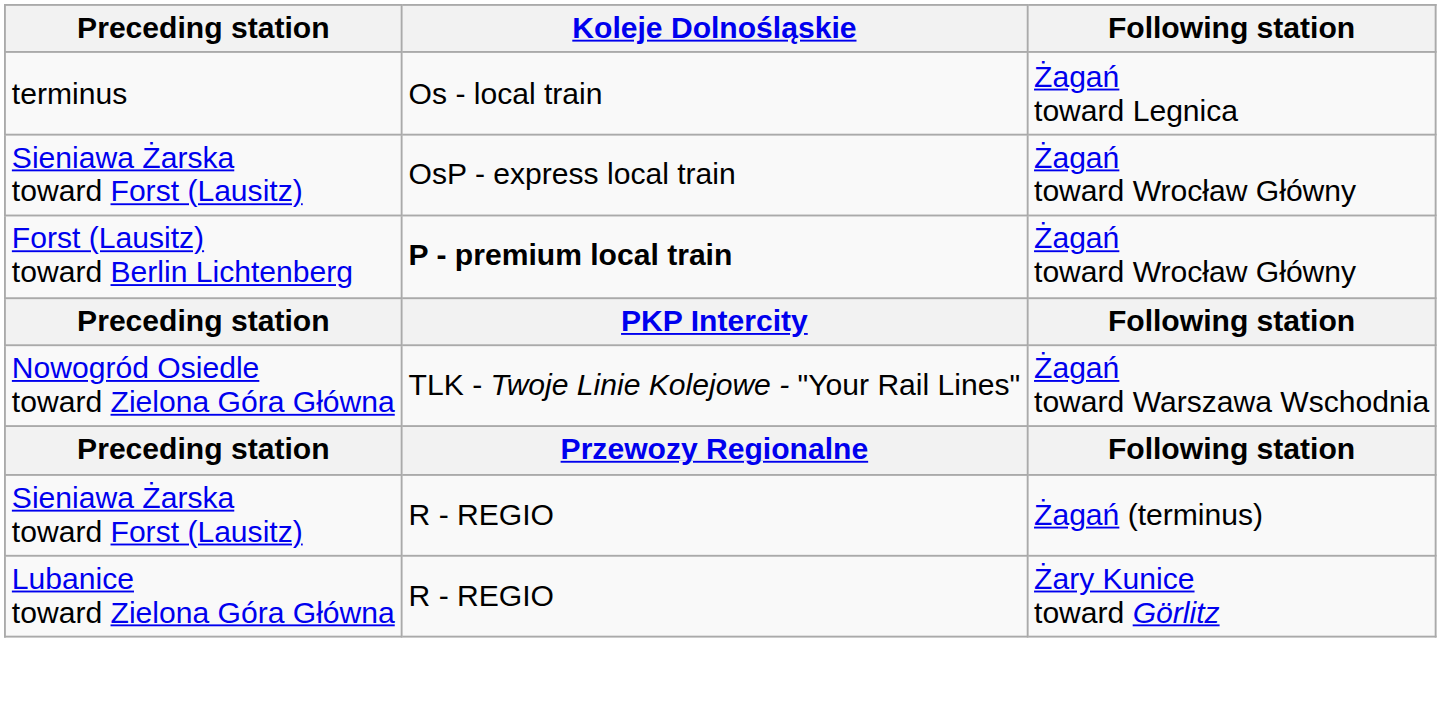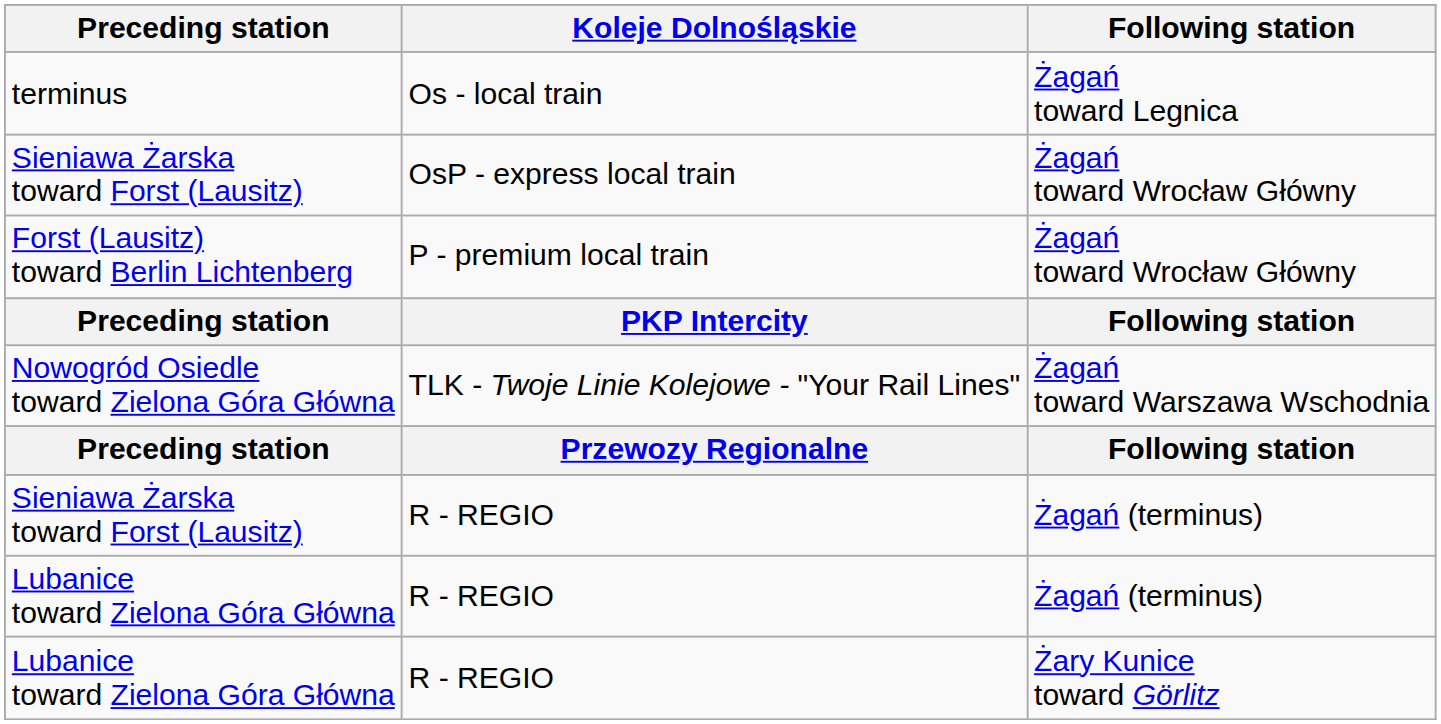(570, 256) bold -> (559, 256) normal
+ row: (203, 596)
